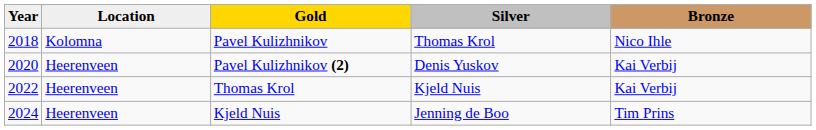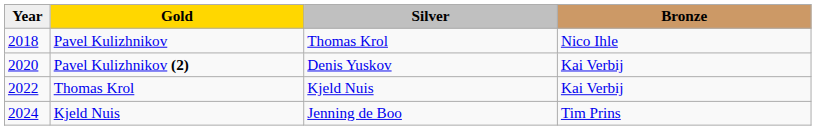- column: (126, 16)
